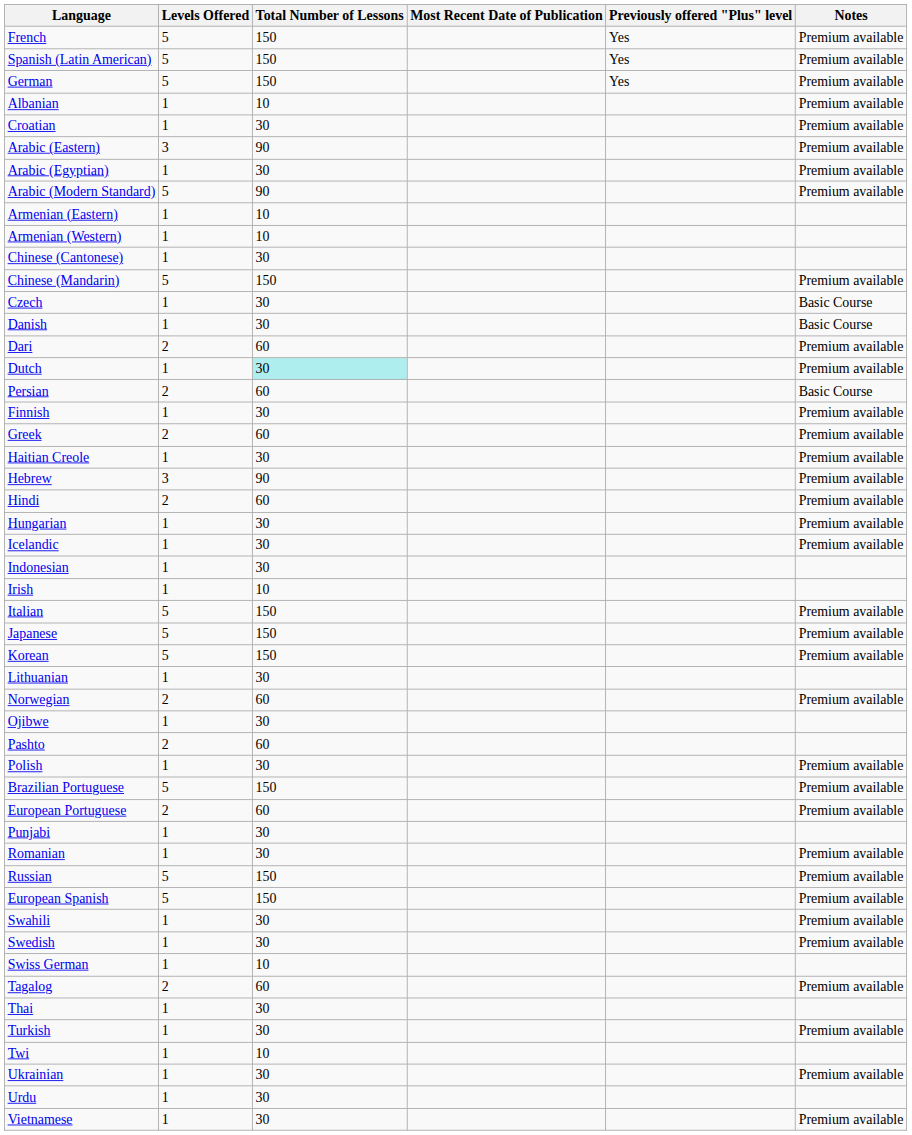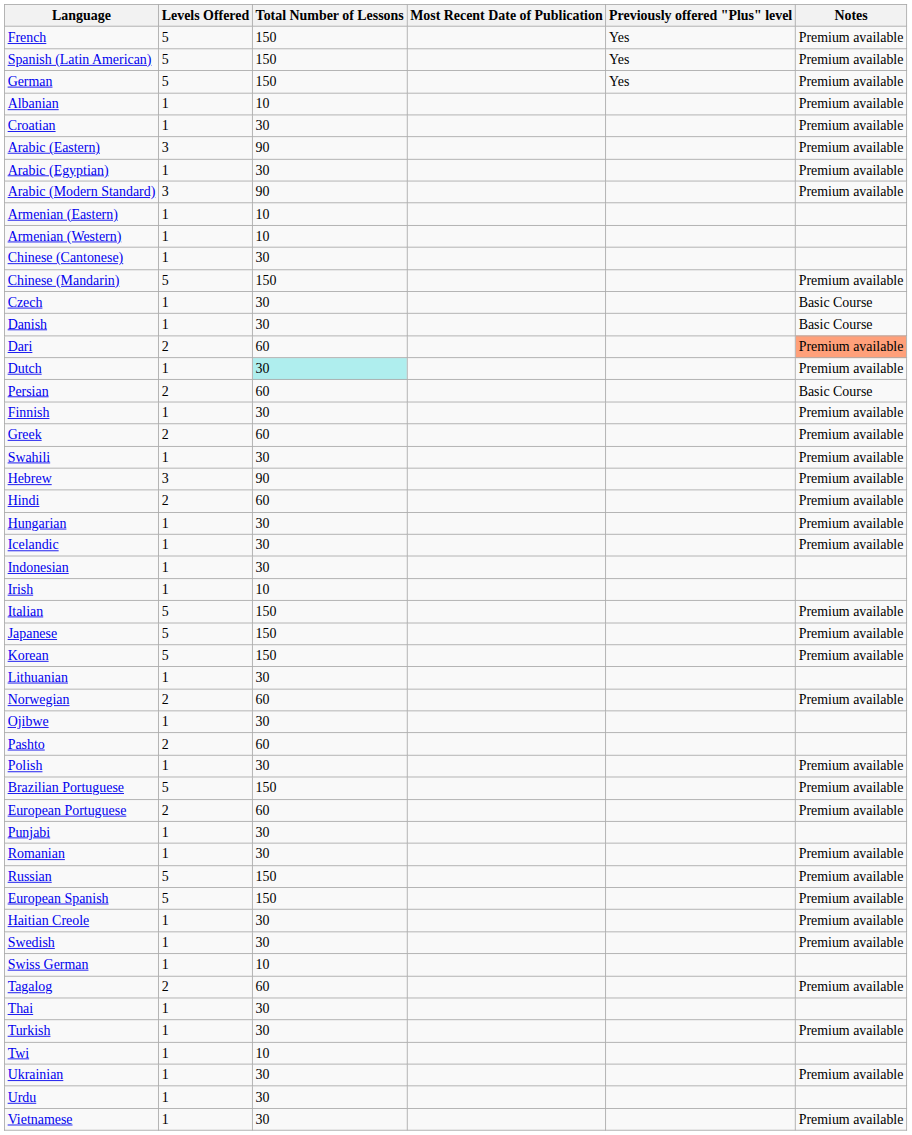(165, 192) 5 -> (165, 192) 3
(851, 346) no background -> (851, 346) lightsalmon background
rows swapped: (48, 457) <-> (29, 920)
